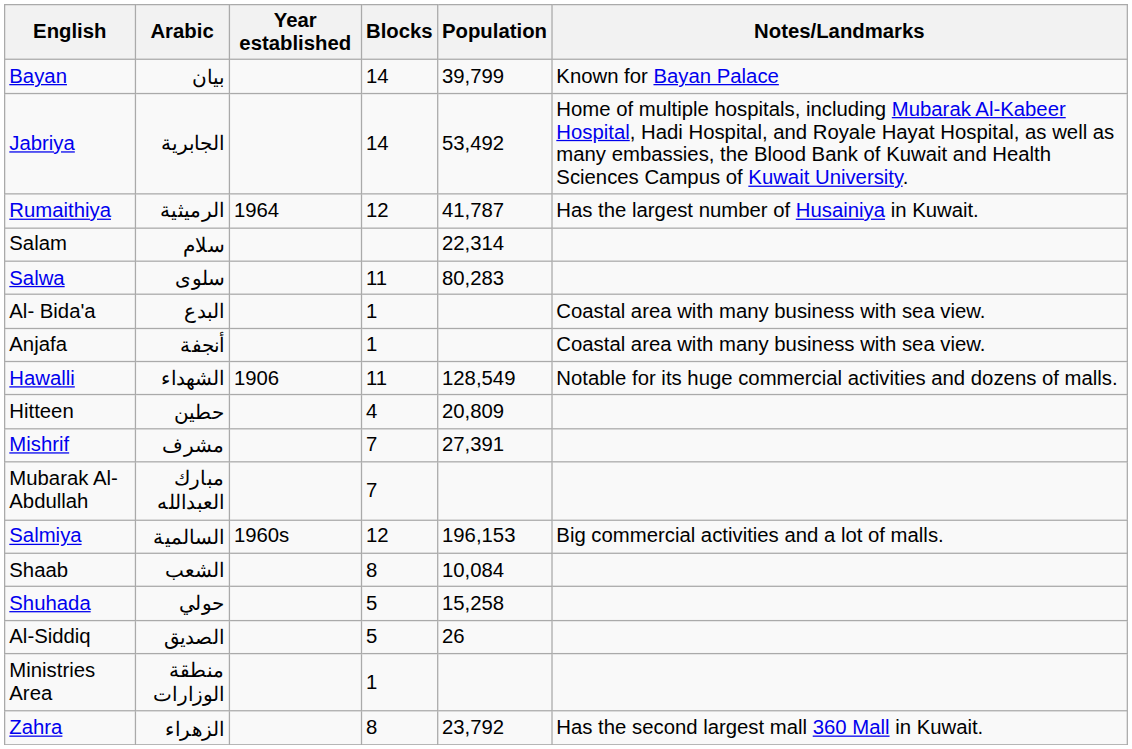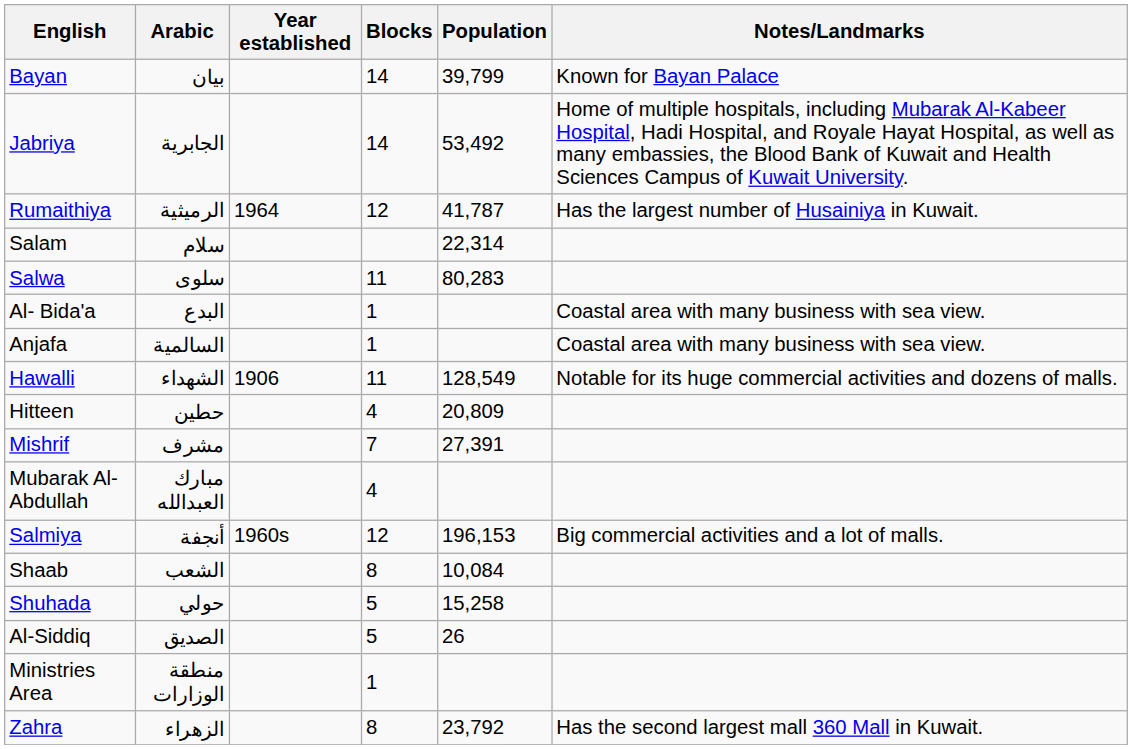(202, 345) أنجفة -> (189, 345) السالمية
(372, 490) 7 -> (372, 490) 4
(189, 536) السالمية -> (202, 536) أنجفة
